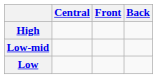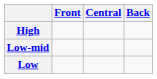columns swapped: (108, 13) <-> (72, 13)
